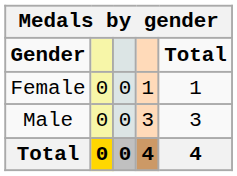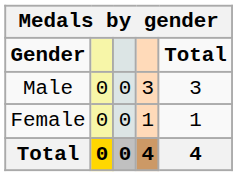rows swapped: (48, 121) <-> (48, 88)
